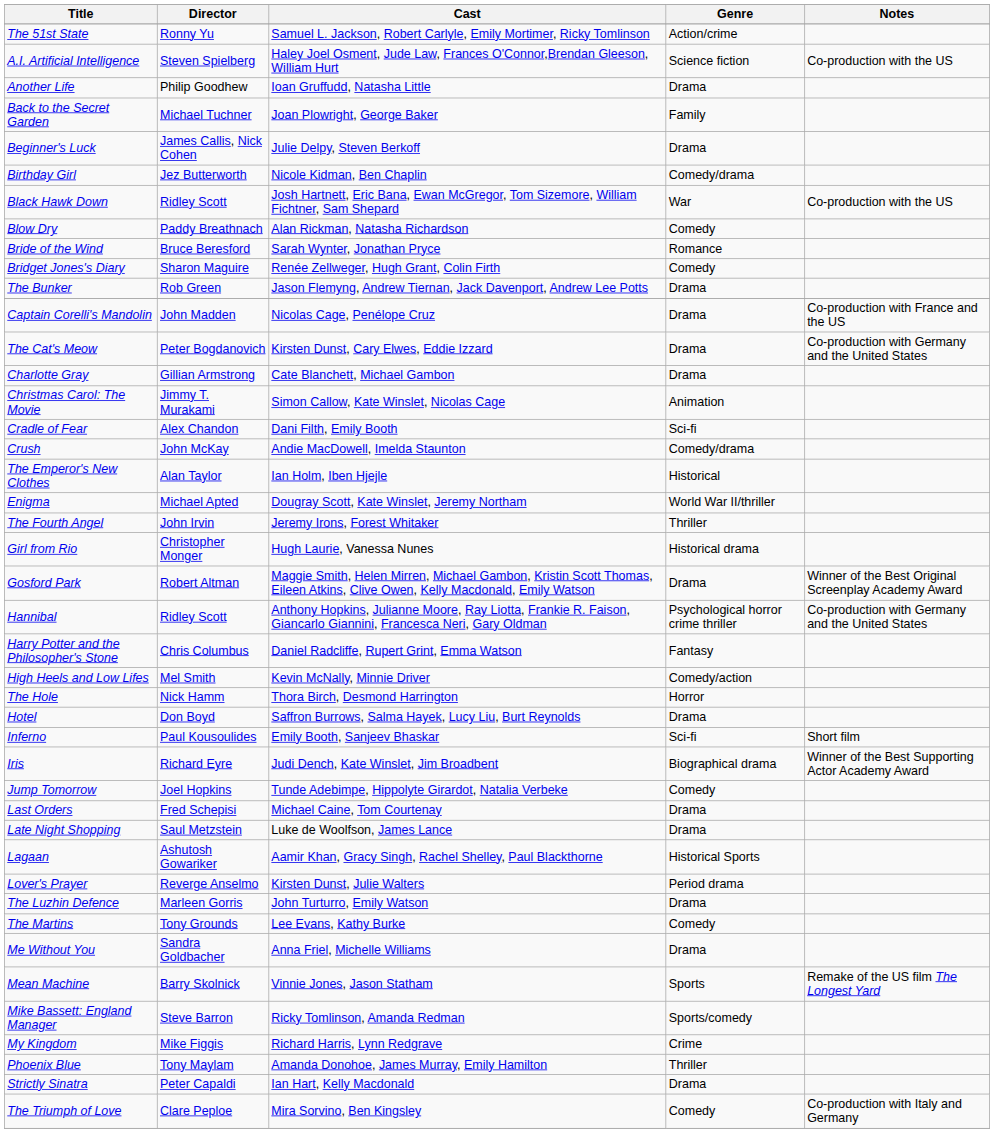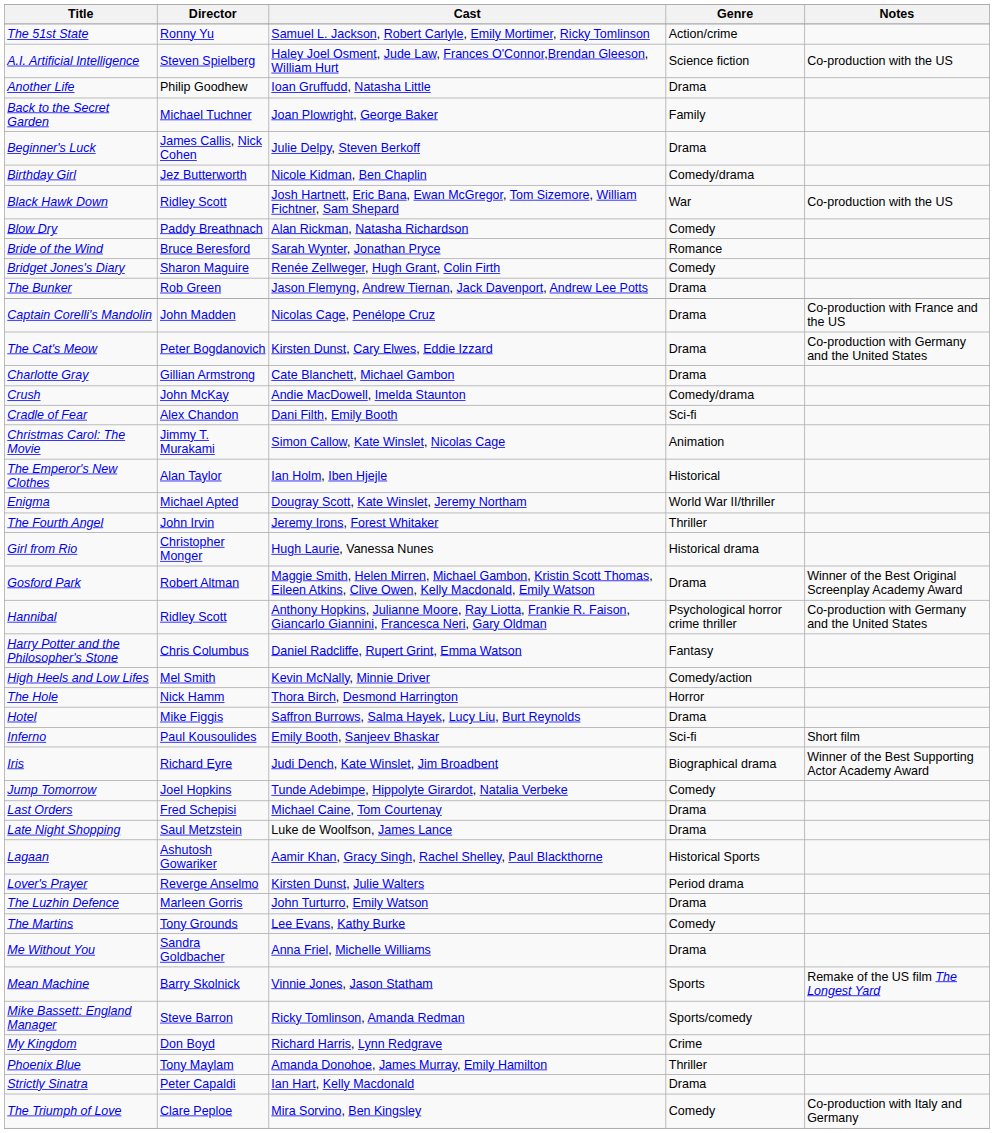rows swapped: (66, 402) <-> (24, 449)
(187, 717) Don Boyd -> (192, 717) Mike Figgis
(192, 1044) Mike Figgis -> (187, 1044) Don Boyd
